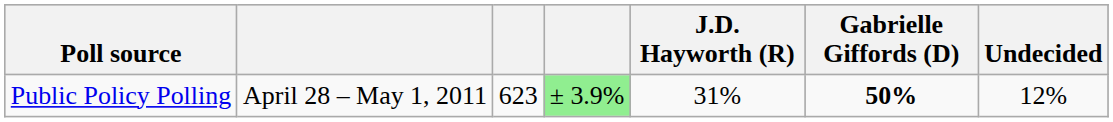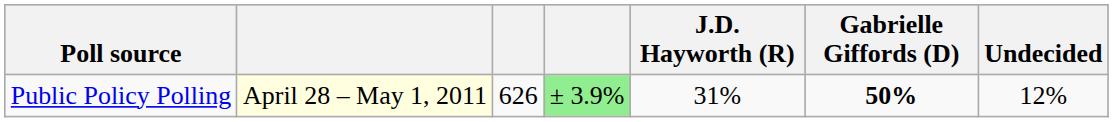(365, 95) no background -> (365, 95) lightyellow background
(518, 95) 623 -> (518, 95) 626
